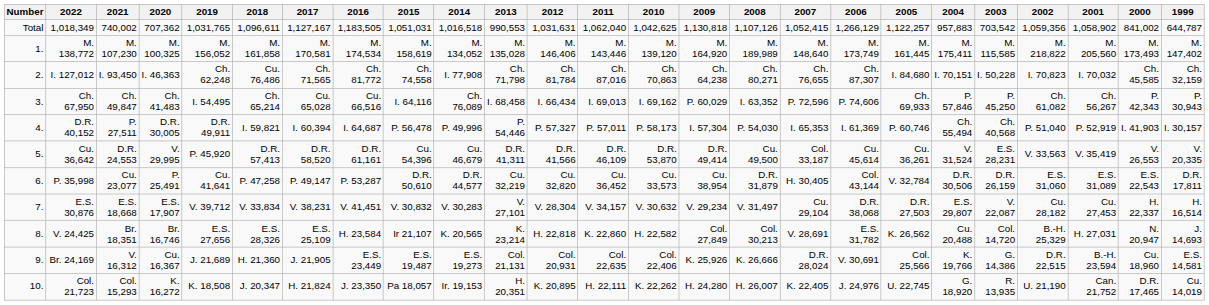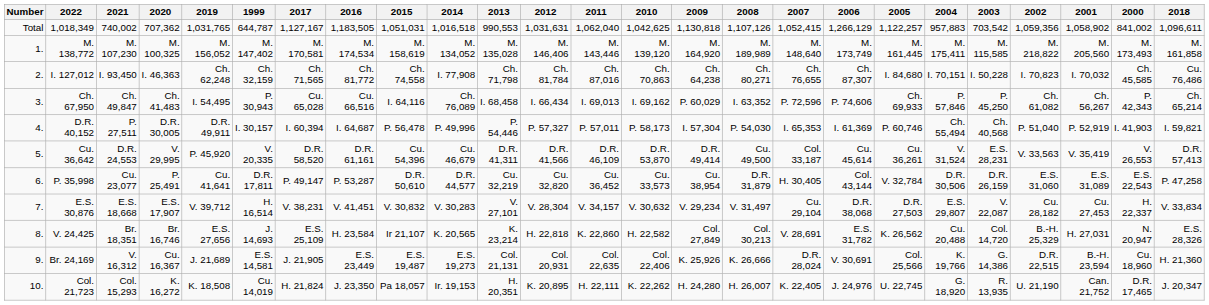columns swapped: (257, 12) <-> (1183, 12)
